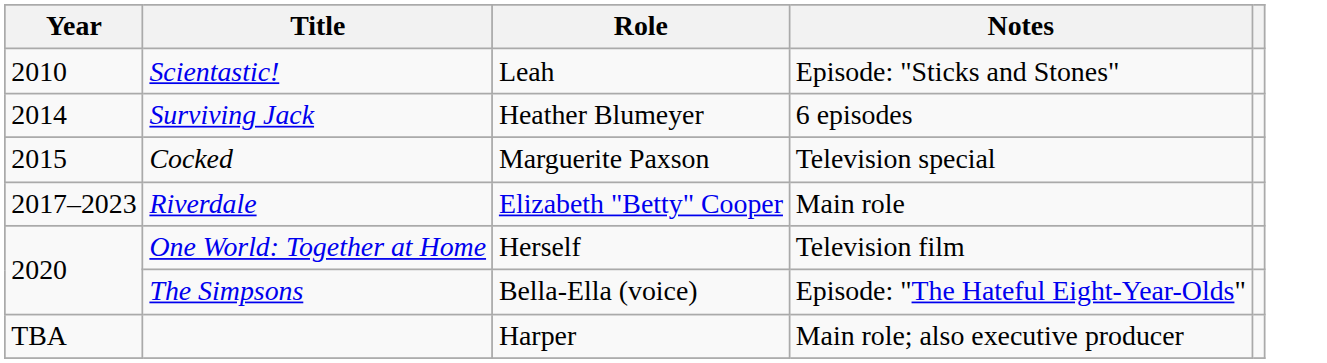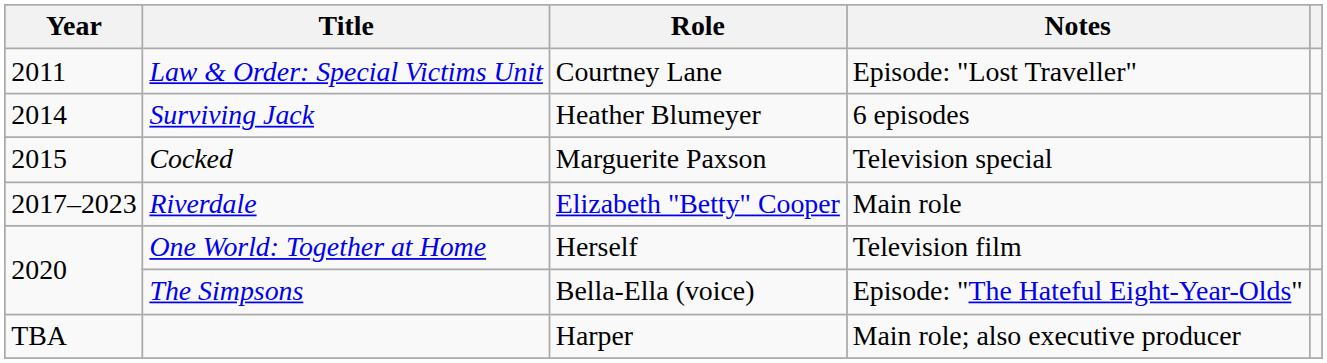- row: (214, 70)
+ row: (346, 70)
